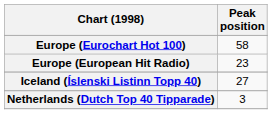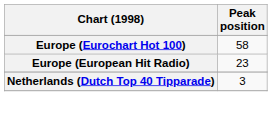- row: (111, 81)
